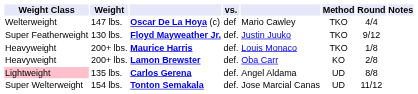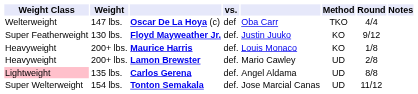(268, 22) Mario Cawley -> (260, 22) Oba Carr
(339, 35) TKO -> (339, 35) KO
(339, 48) TKO -> (339, 48) KO
(260, 60) Oba Carr -> (268, 60) Mario Cawley
(339, 60) KO -> (339, 60) UD
